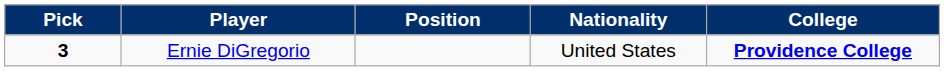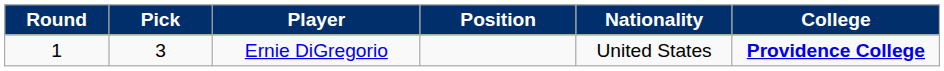+ column: (57, 19)
(63, 50) bold -> (160, 50) normal
